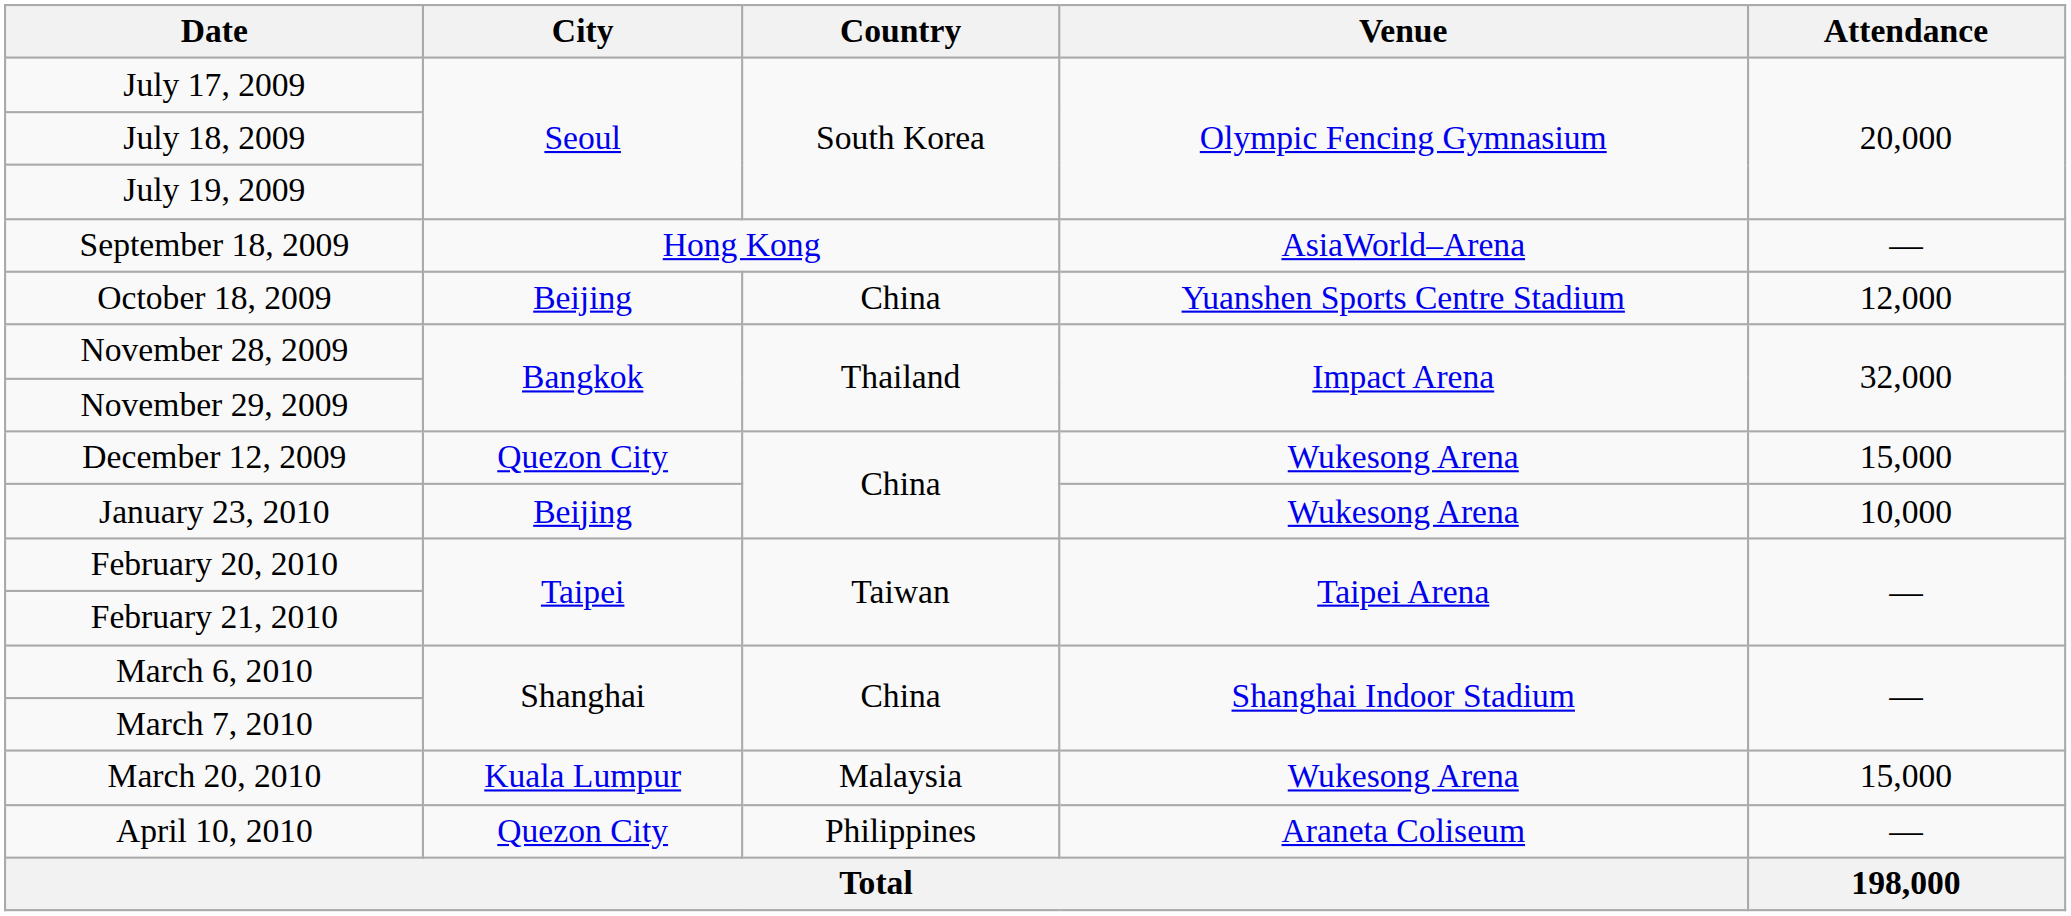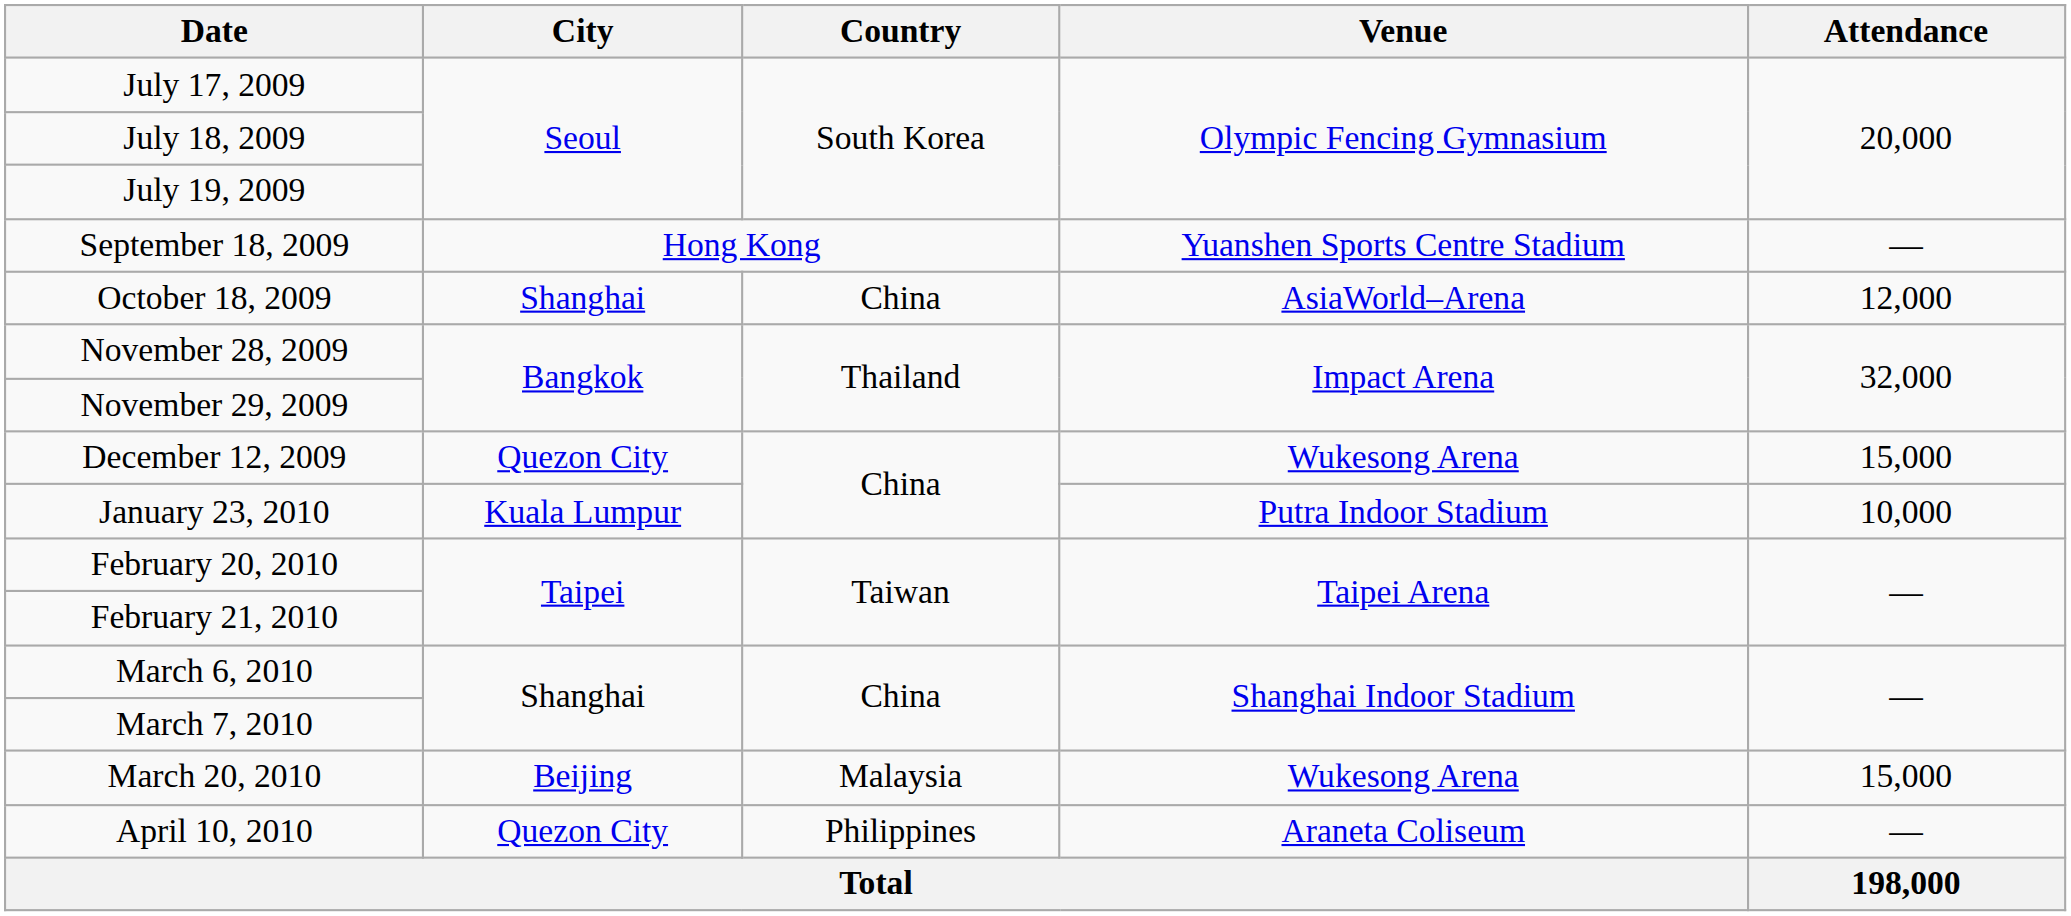(1403, 244) AsiaWorld–Arena -> (1403, 244) Yuanshen Sports Centre Stadium
(583, 297) Beijing -> (583, 297) Shanghai
(1403, 297) Yuanshen Sports Centre Stadium -> (1403, 297) AsiaWorld–Arena
(583, 510) Beijing -> (583, 510) Kuala Lumpur
(1403, 510) Wukesong Arena -> (1403, 510) Putra Indoor Stadium
(583, 777) Kuala Lumpur -> (583, 777) Beijing
